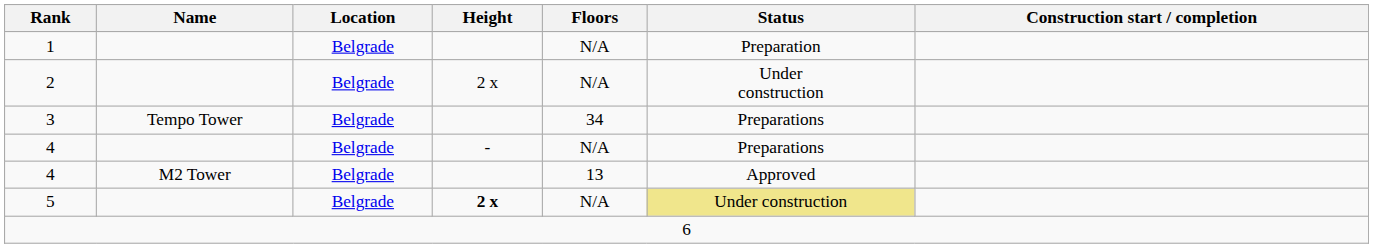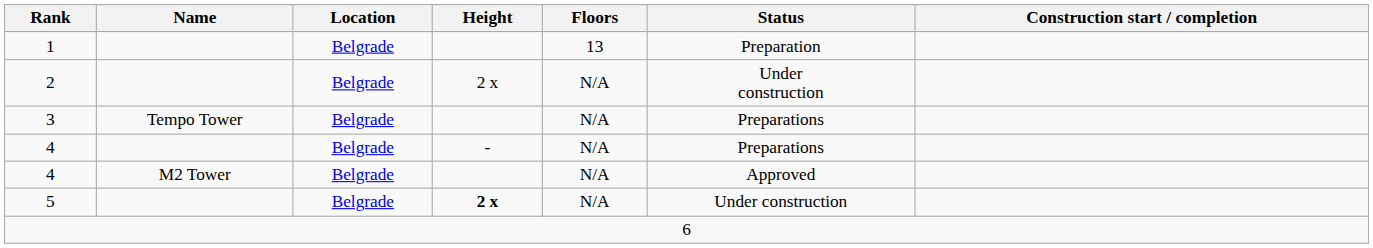(595, 45) N/A -> (595, 45) 13
(595, 119) 34 -> (595, 119) N/A
(595, 174) 13 -> (595, 174) N/A
(781, 202) khaki background -> (781, 202) no background
